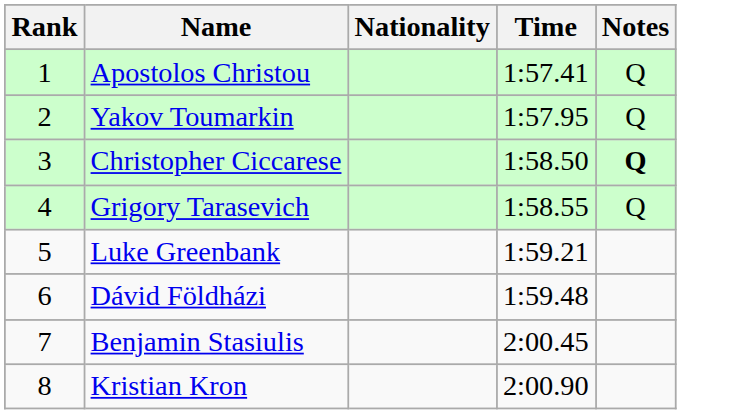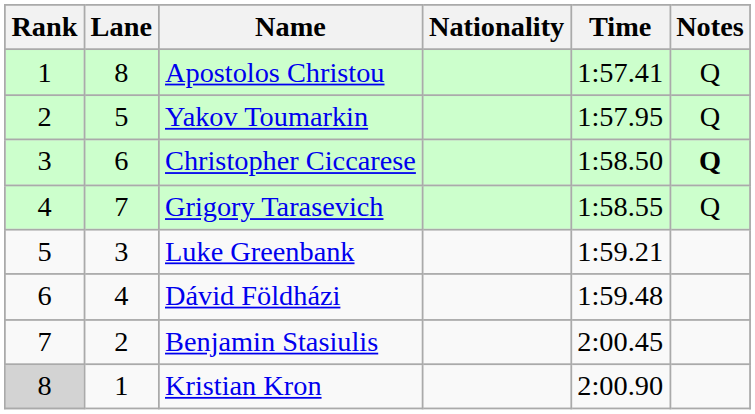+ column: (121, 26)
(44, 386) no background -> (44, 386) lightgrey background
